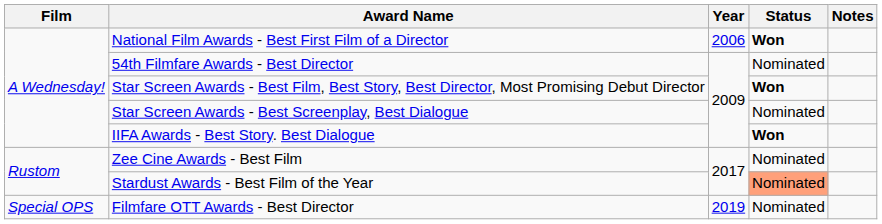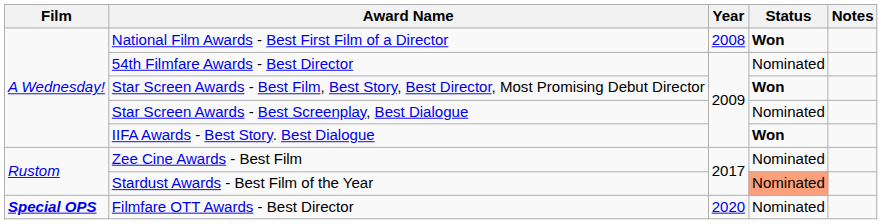(728, 40) 2006 -> (728, 40) 2008
(51, 207) normal -> (52, 207) bold
(728, 207) 2019 -> (728, 207) 2020
